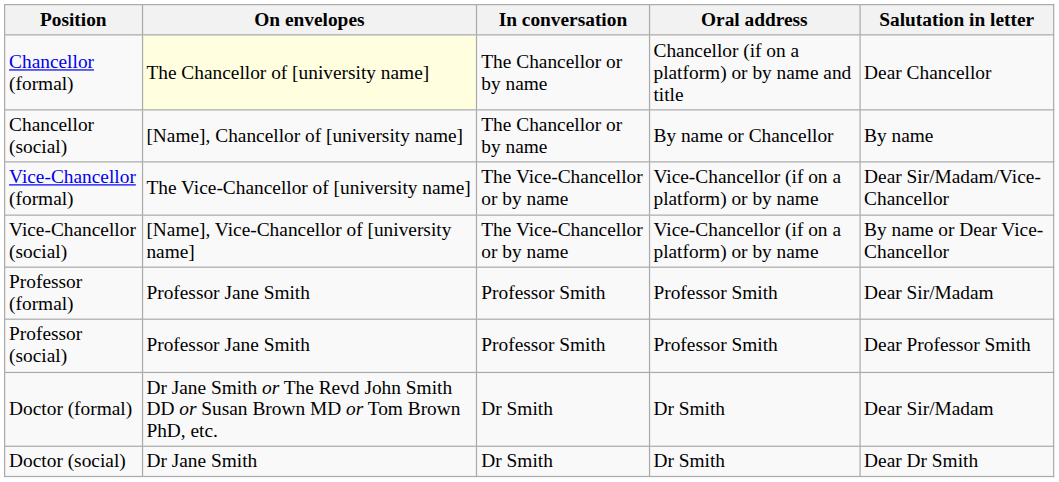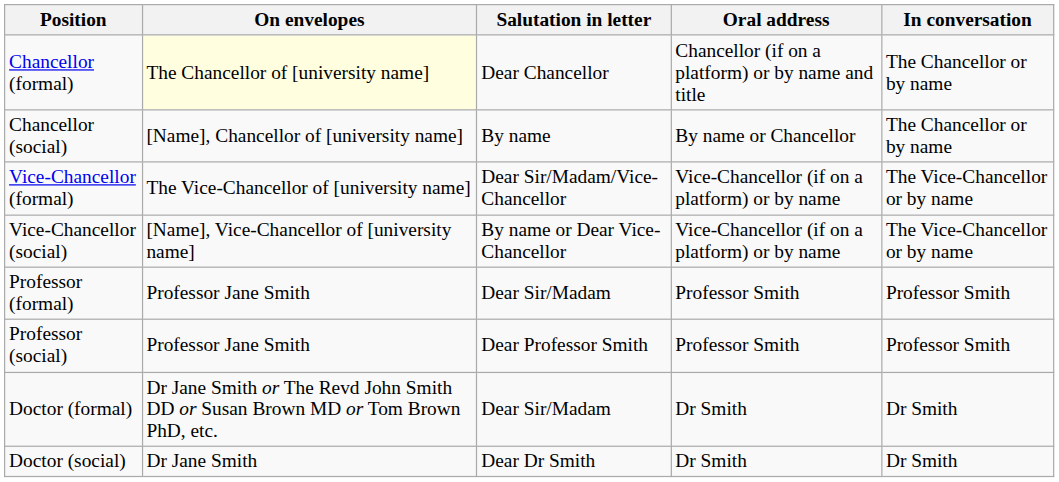columns swapped: (957, 19) <-> (563, 19)
